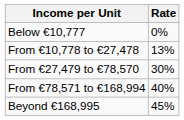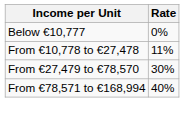(163, 50) 13% -> (162, 50) 11%
- row: (54, 106)
